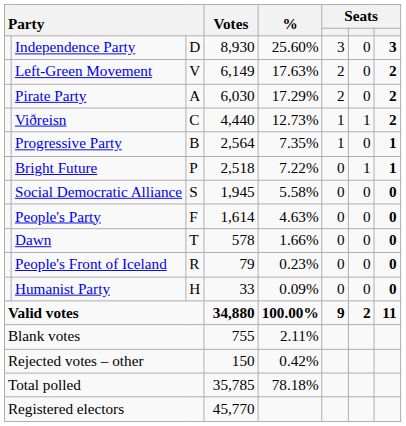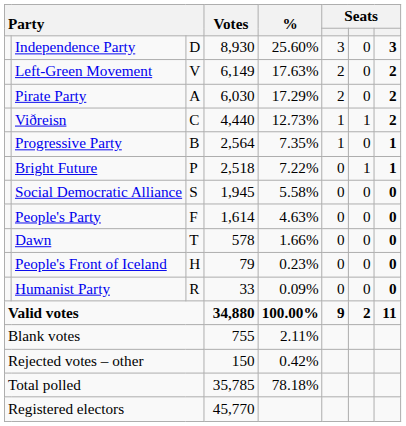(194, 264) R -> (195, 264) H
(195, 288) H -> (194, 288) R
